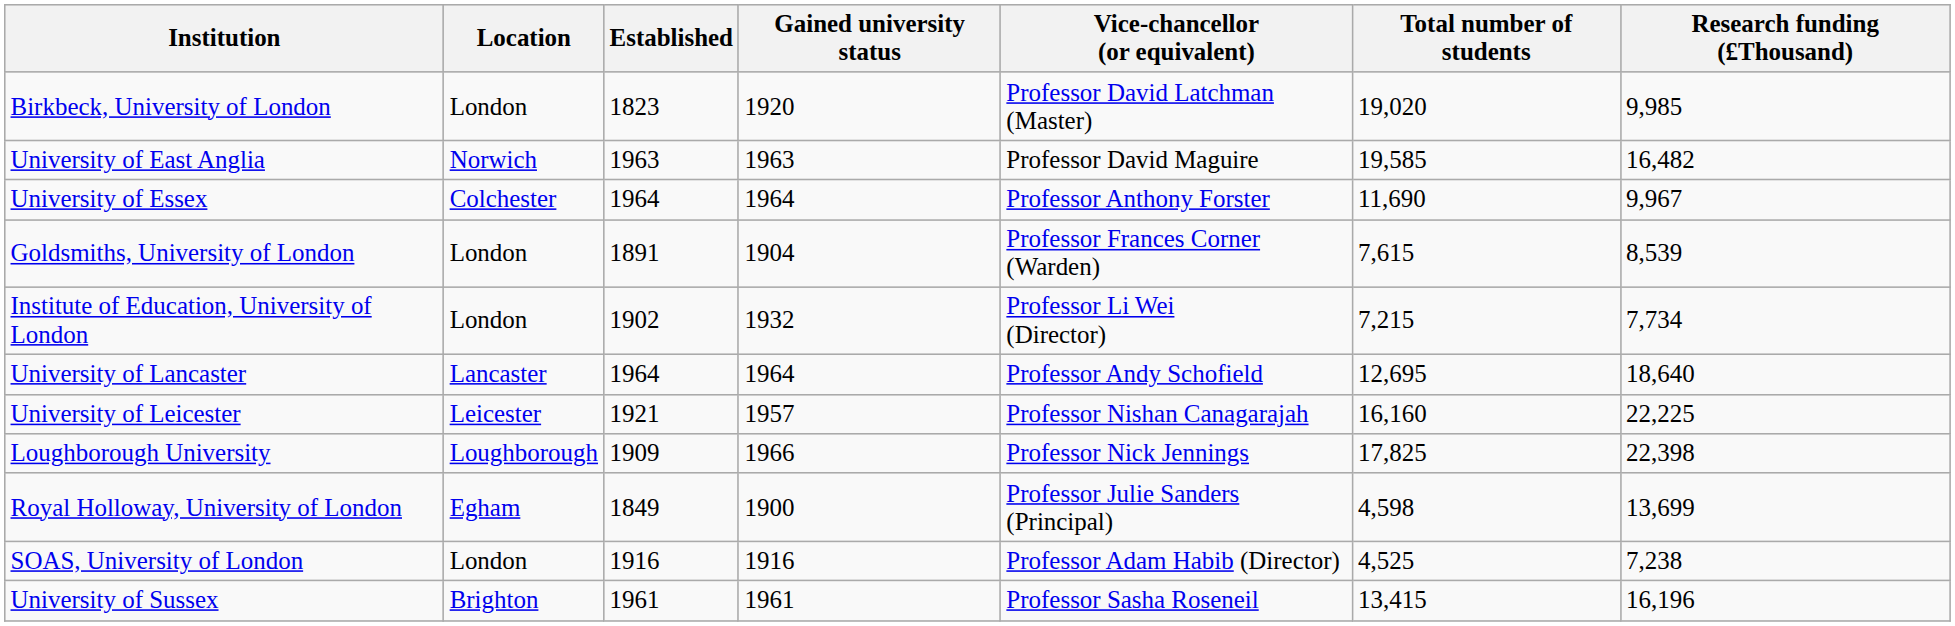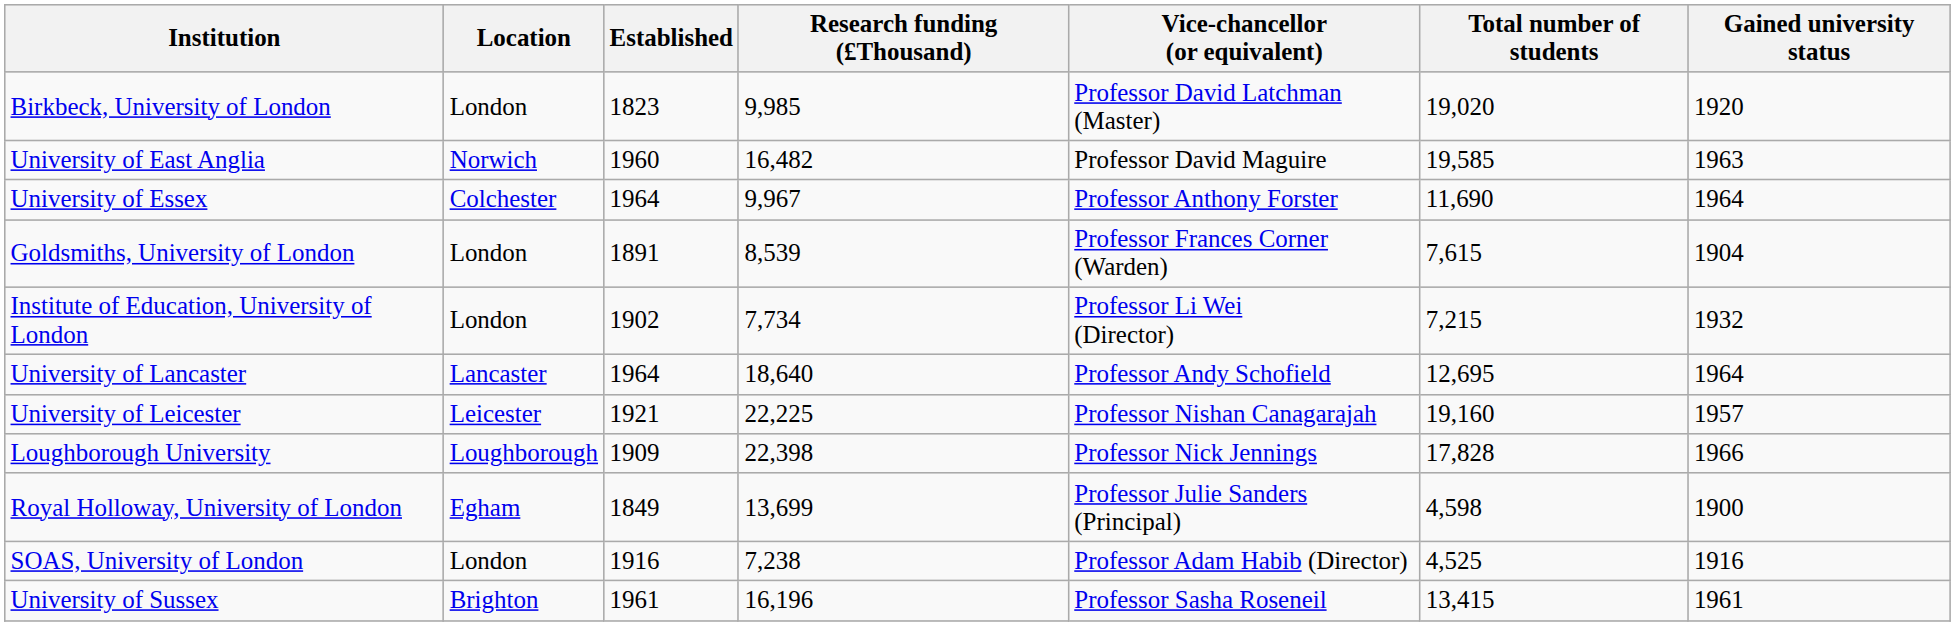columns swapped: (870, 38) <-> (1785, 38)
(634, 159) 1963 -> (634, 159) 1960
(1392, 413) 16,160 -> (1460, 413) 19,160
(1392, 453) 17,825 -> (1460, 453) 17,828
